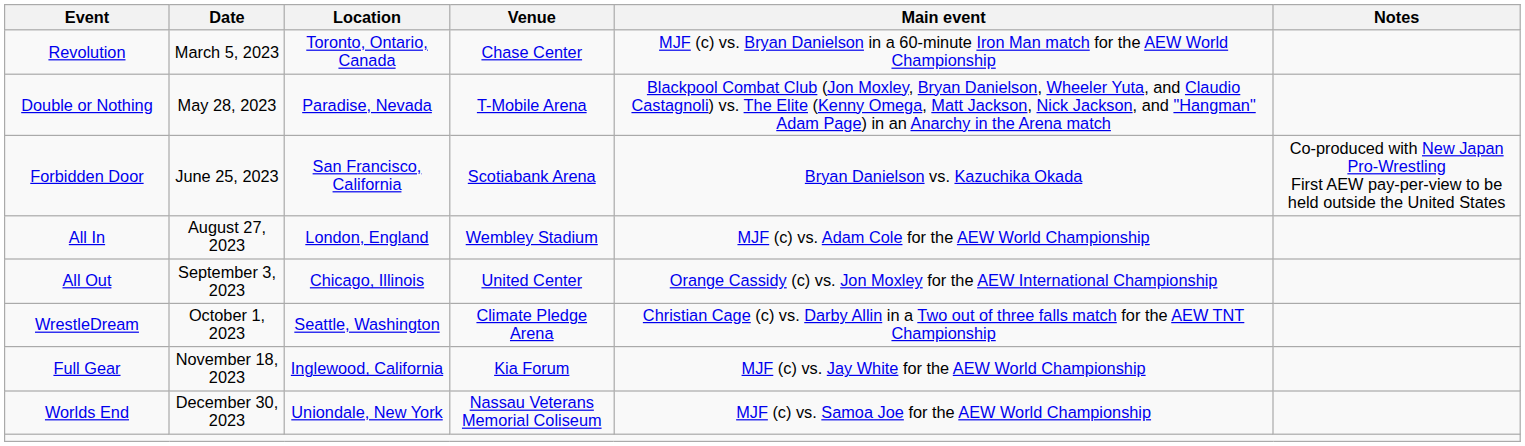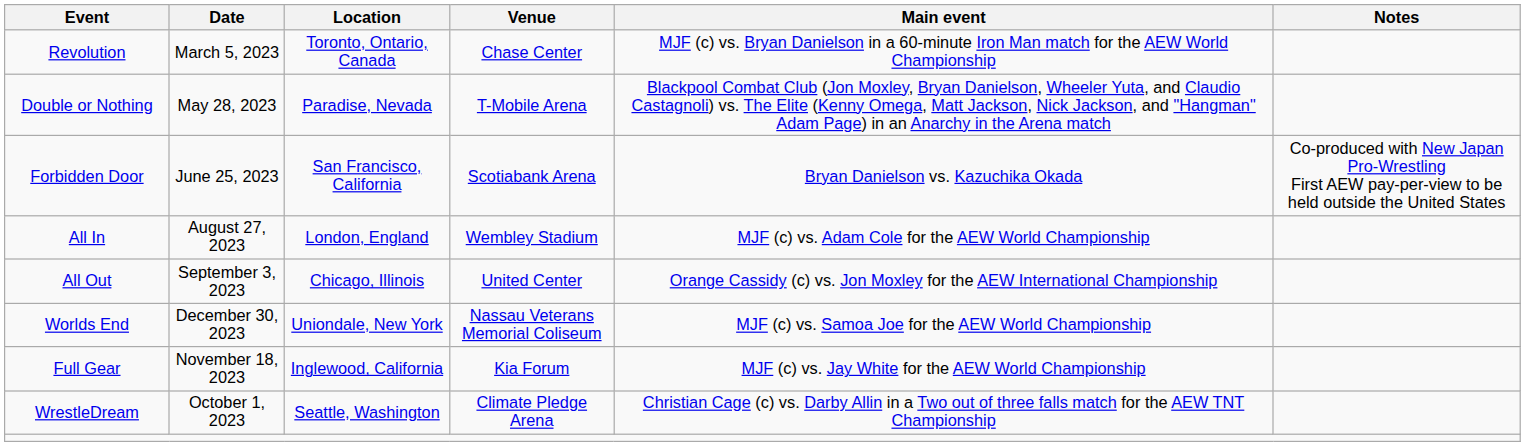rows swapped: (87, 324) <-> (87, 412)
